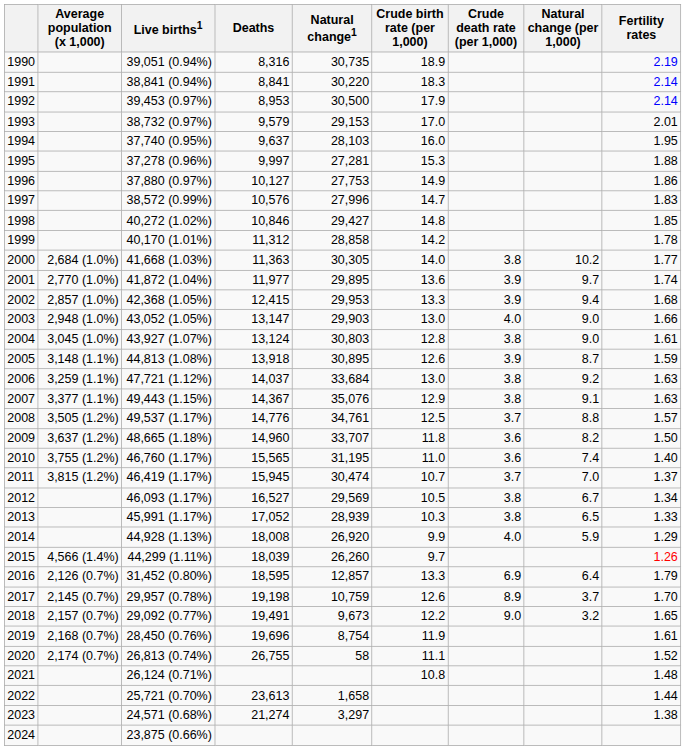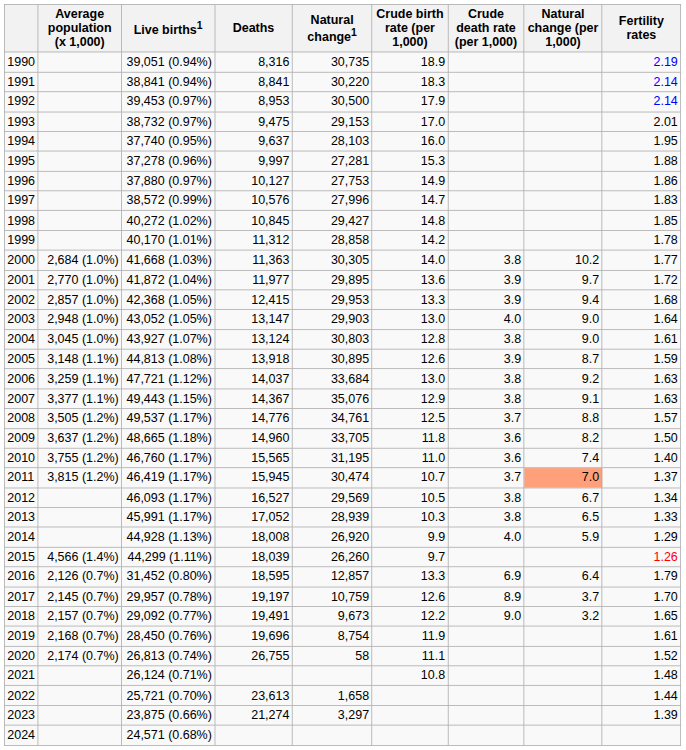(274, 121) 9,579 -> (274, 121) 9,475
(270, 220) 10,846 -> (270, 220) 10,845
(666, 279) 1.74 -> (666, 279) 1.72
(666, 319) 1.66 -> (666, 319) 1.64
(350, 438) 33,707 -> (350, 438) 33,705
(591, 477) no background -> (591, 477) lightsalmon background
(270, 596) 19,198 -> (270, 596) 19,197
(169, 715) 24,571 (0.68%) -> (169, 715) 23,875 (0.66%)
(666, 715) 1.38 -> (666, 715) 1.39
(169, 735) 23,875 (0.66%) -> (169, 735) 24,571 (0.68%)
